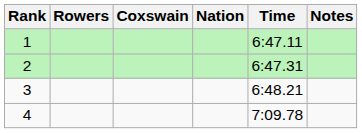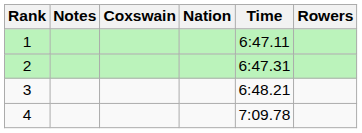columns swapped: (81, 16) <-> (332, 16)
